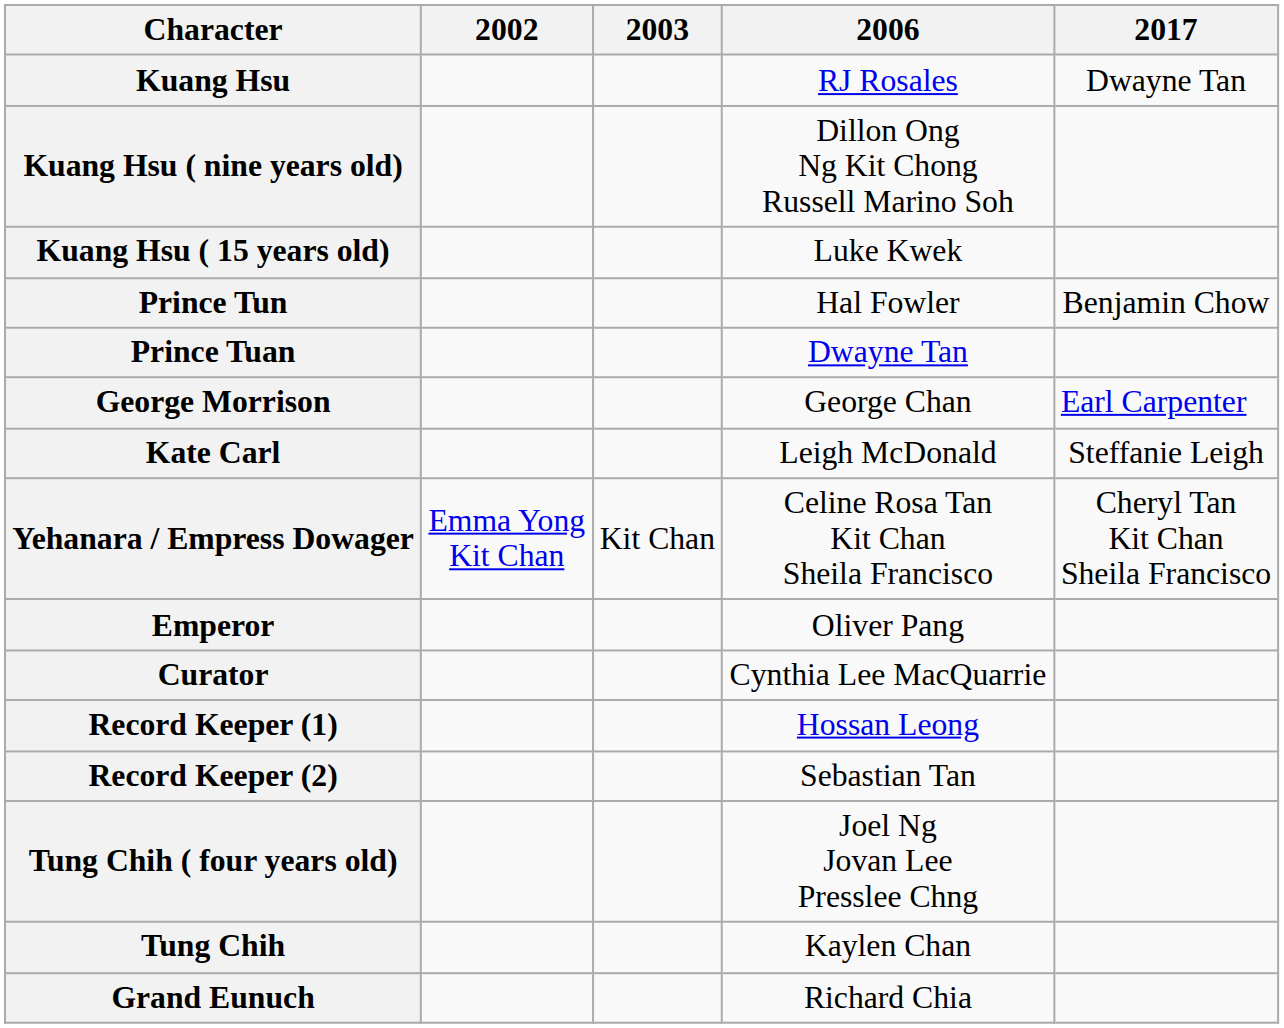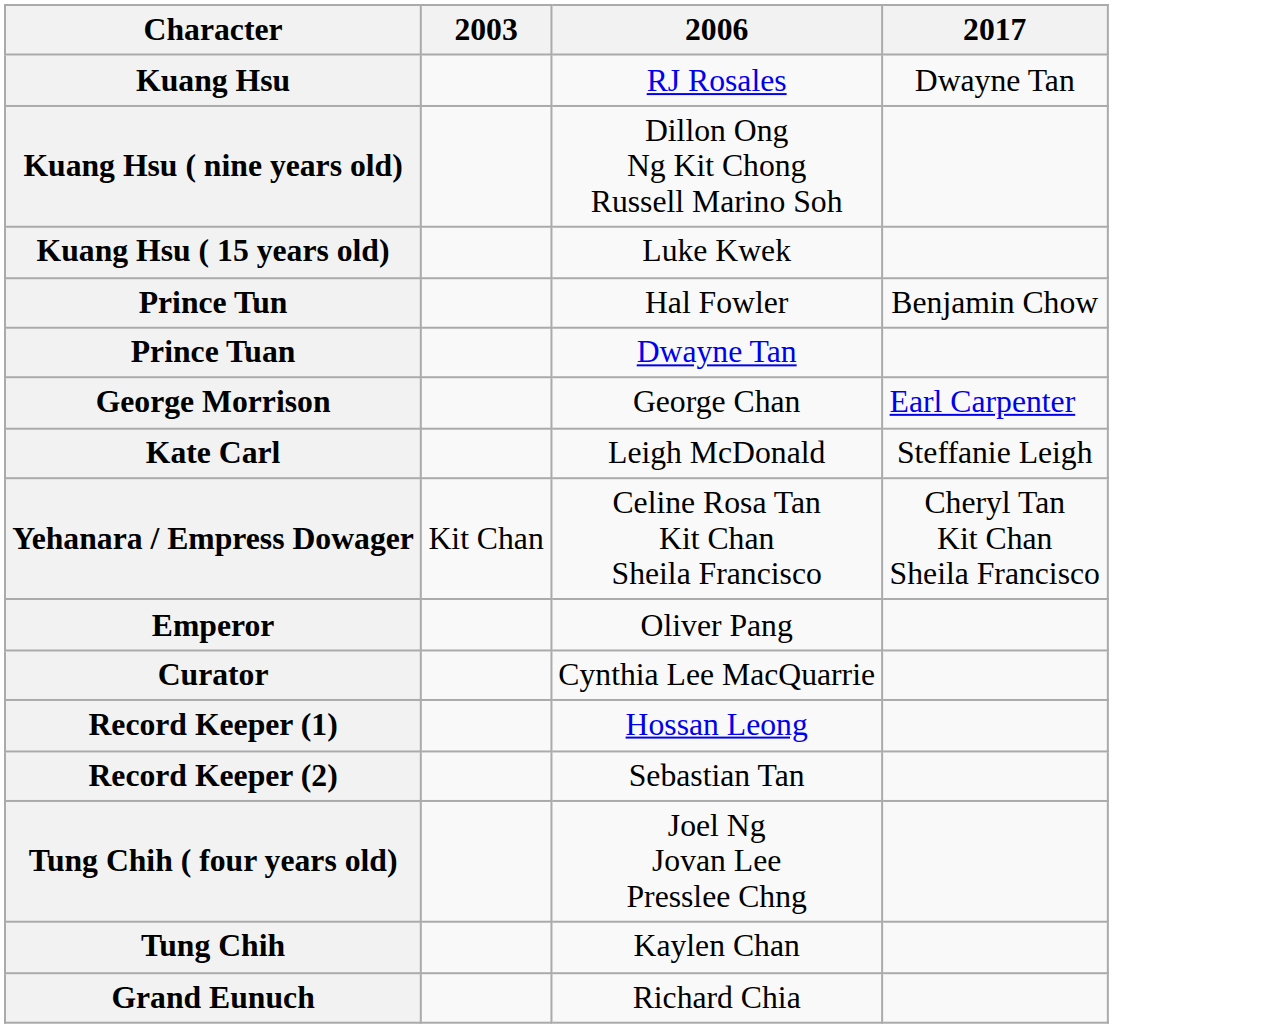- column: (507, 29)
